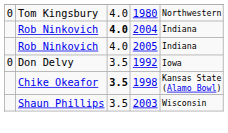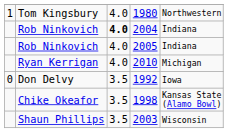(10, 13) 0 -> (10, 13) 1
+ row: (145, 63)
(119, 83) bold -> (119, 100) normal
